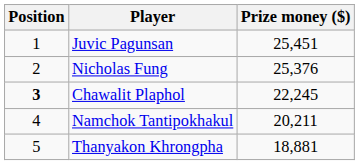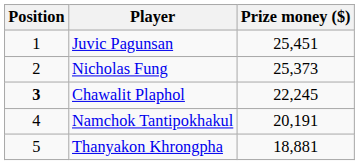(296, 69) 25,376 -> (296, 69) 25,373
(296, 120) 20,211 -> (296, 120) 20,191
